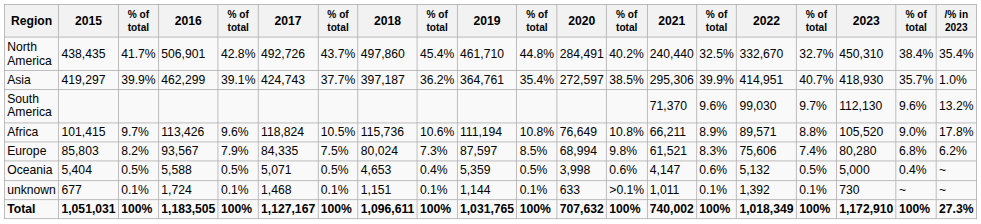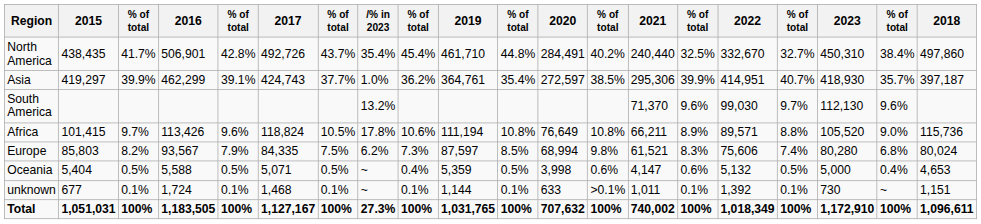columns swapped: (388, 20) <-> (956, 21)
